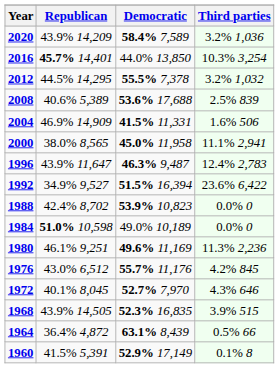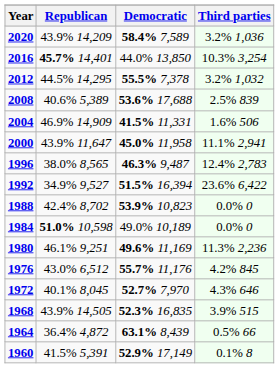(76, 142) 38.0% 8,565 -> (76, 142) 43.9% 11,647
(76, 163) 43.9% 11,647 -> (76, 163) 38.0% 8,565
